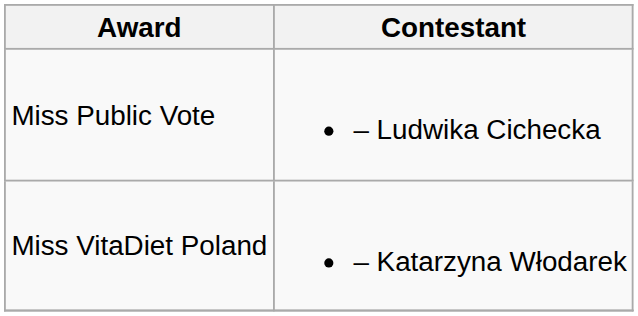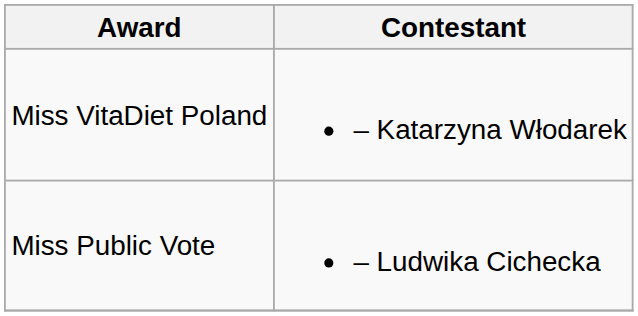rows swapped: (139, 245) <-> (113, 115)
